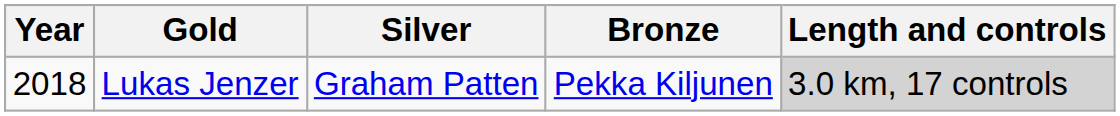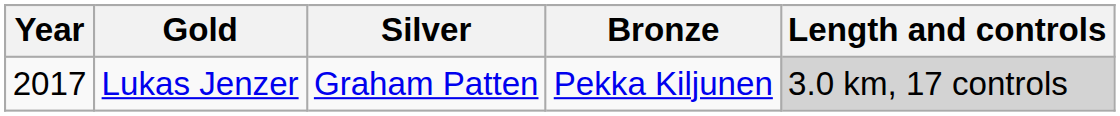(50, 83) 2018 -> (50, 83) 2017
